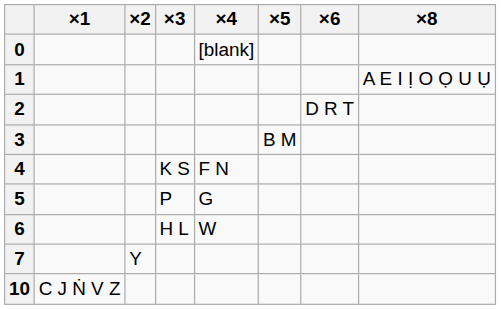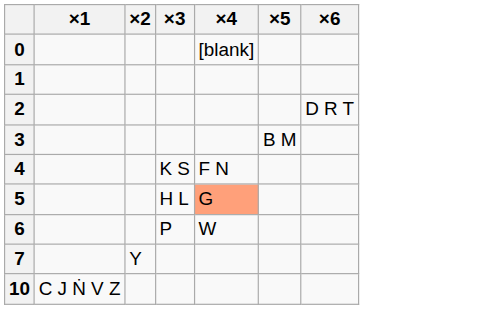- column: (427, 19)
(166, 199) P -> (174, 199) H L
(206, 199) no background -> (206, 199) lightsalmon background
(174, 229) H L -> (166, 229) P
